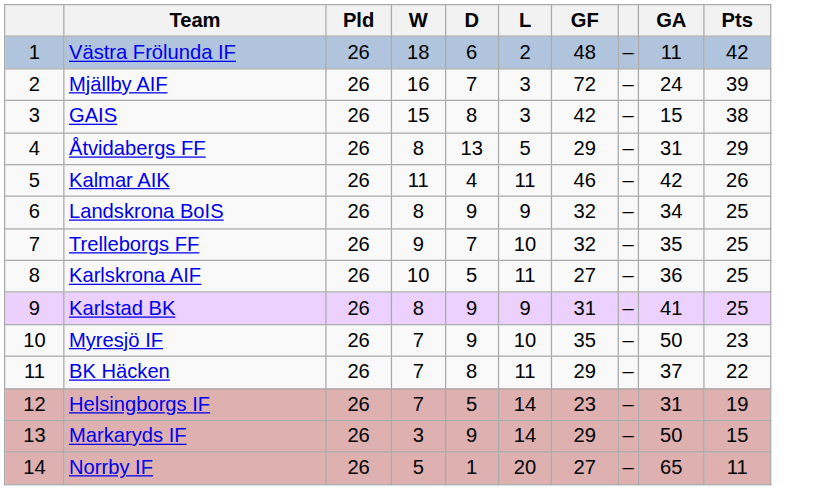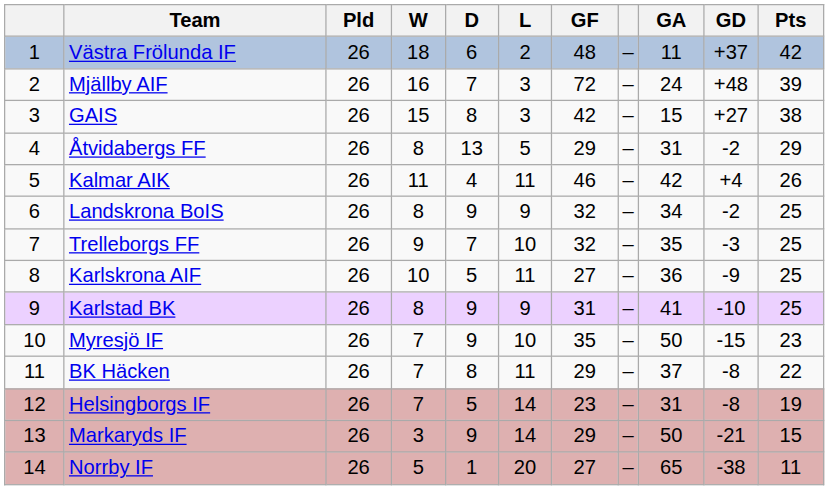+ column: (731, 20)
